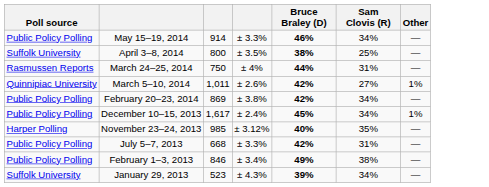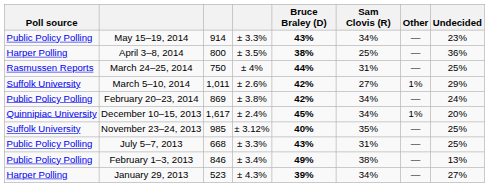+ column: (457, 22)
(304, 38) 46% -> (304, 38) 43%
(44, 53) Suffolk University -> (37, 53) Harper Polling
(52, 83) Quinnipiac University -> (44, 83) Suffolk University
(49, 114) Public Policy Polling -> (52, 114) Quinnipiac University
(37, 129) Harper Polling -> (44, 129) Suffolk University
(304, 144) 42% -> (304, 144) 43%
(44, 175) Suffolk University -> (37, 175) Harper Polling
